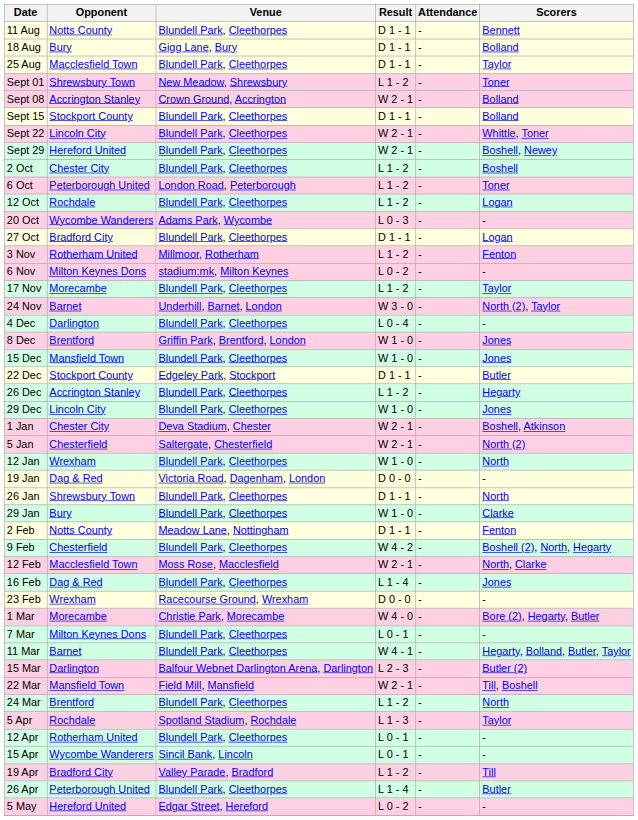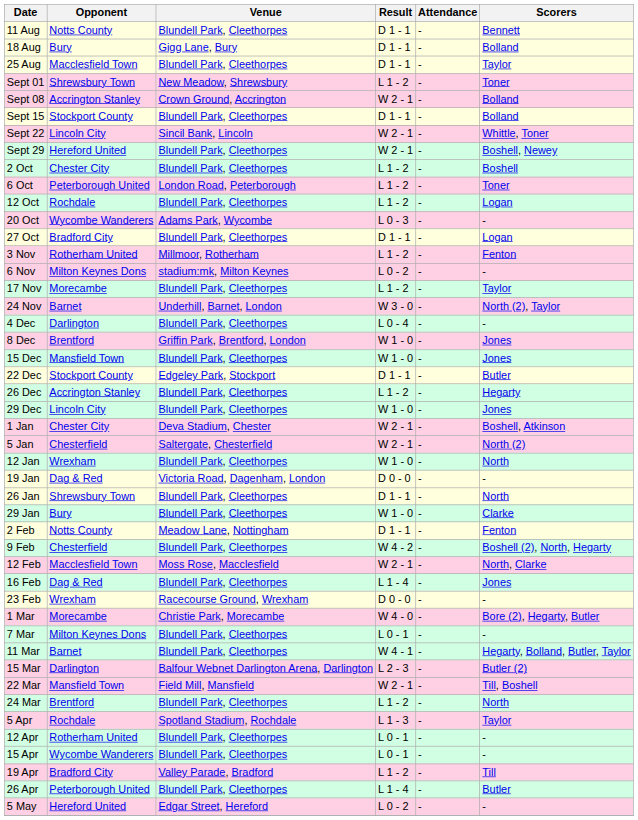(223, 133) Blundell Park, Cleethorpes -> (206, 133) Sincil Bank, Lincoln
(206, 755) Sincil Bank, Lincoln -> (223, 755) Blundell Park, Cleethorpes
